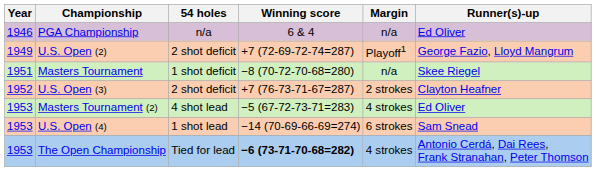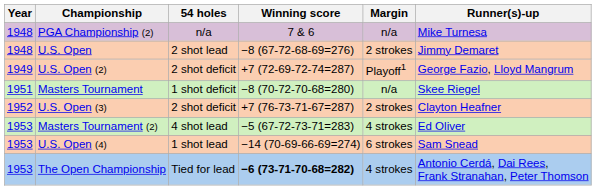- row: (88, 31)
+ row: (96, 31)
+ row: (65, 50)
